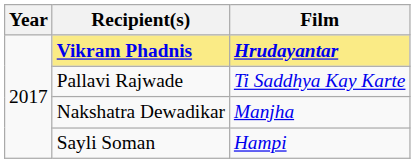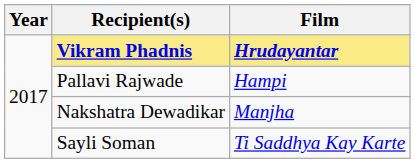(320, 81) Ti Saddhya Kay Karte -> (260, 81) Hampi
(260, 142) Hampi -> (320, 142) Ti Saddhya Kay Karte
